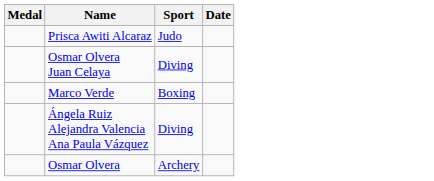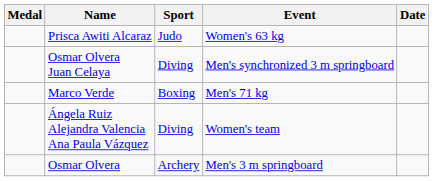+ column: (300, 15)
